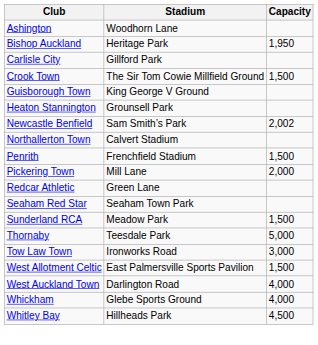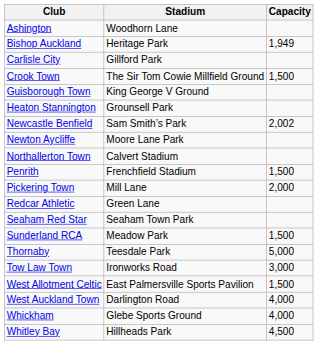(281, 44) 1,950 -> (281, 44) 1,949
+ row: (41, 140)
